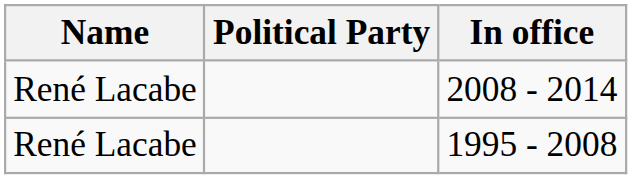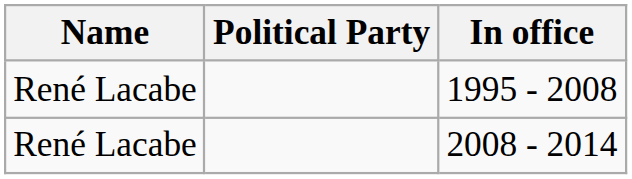rows swapped: (532, 144) <-> (532, 88)
